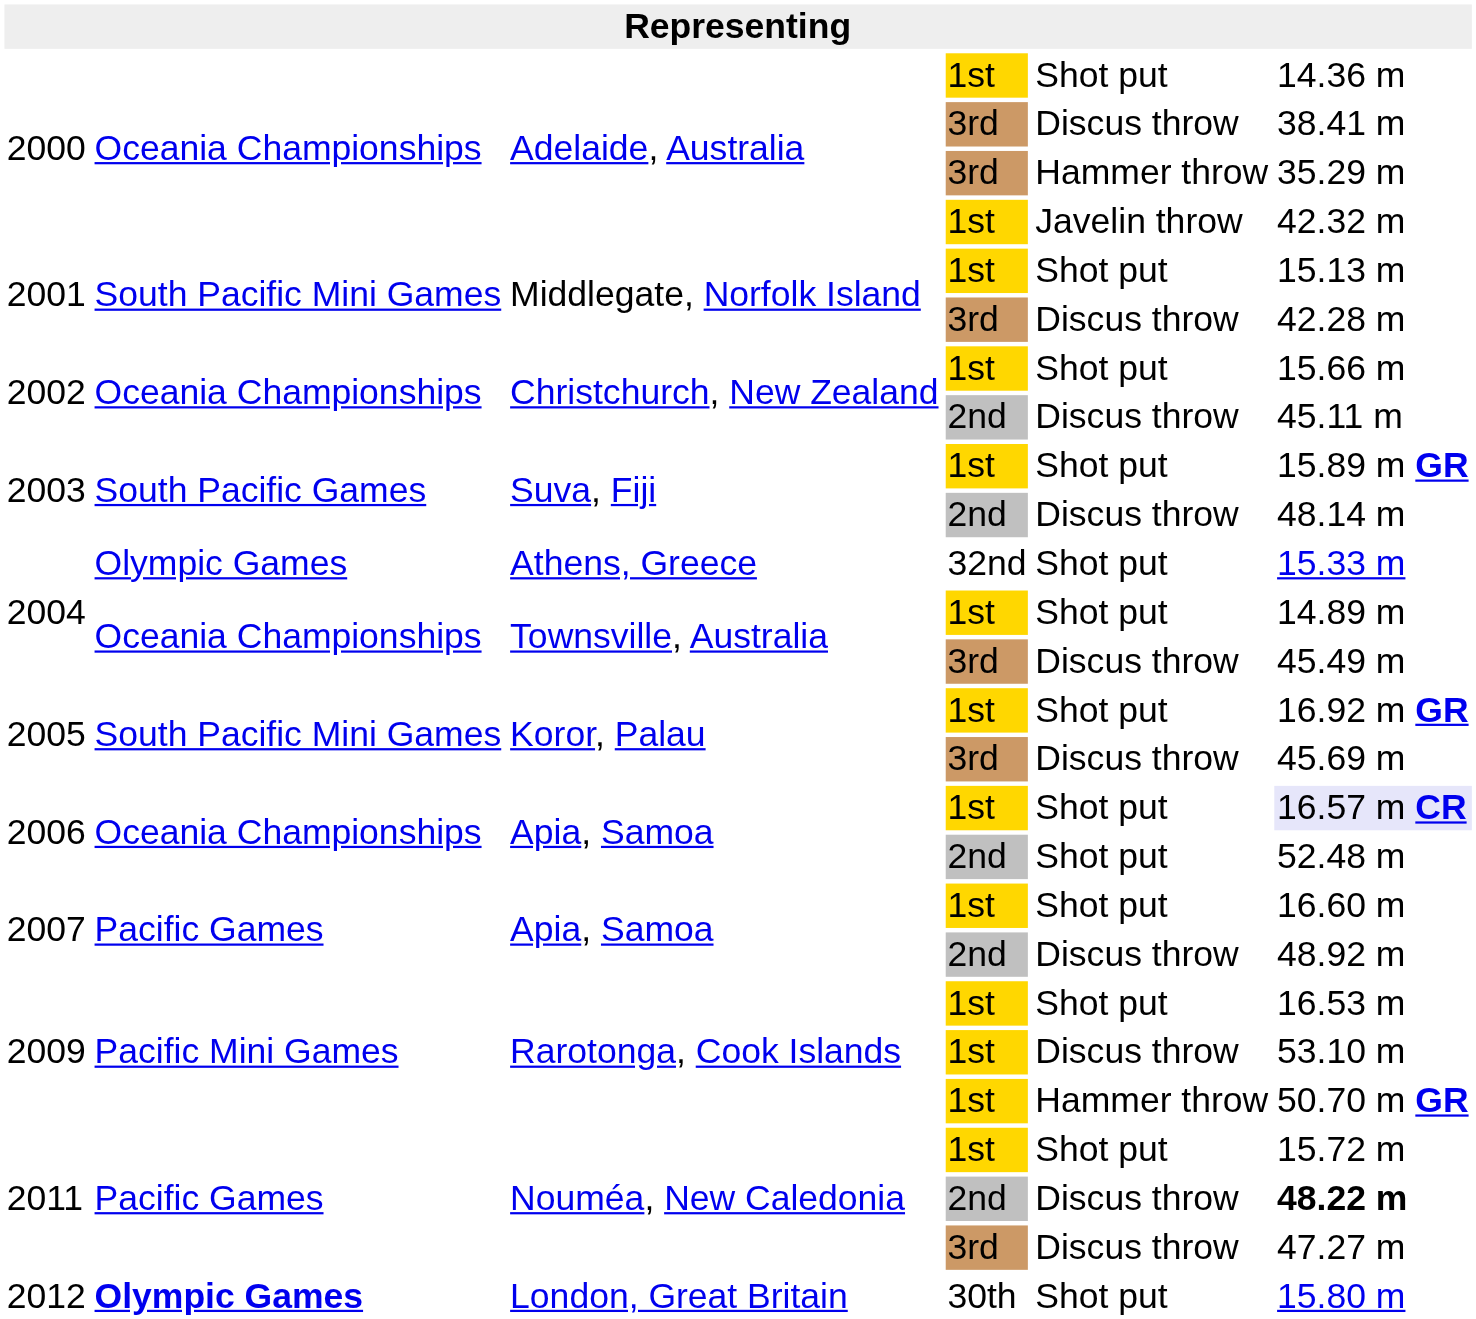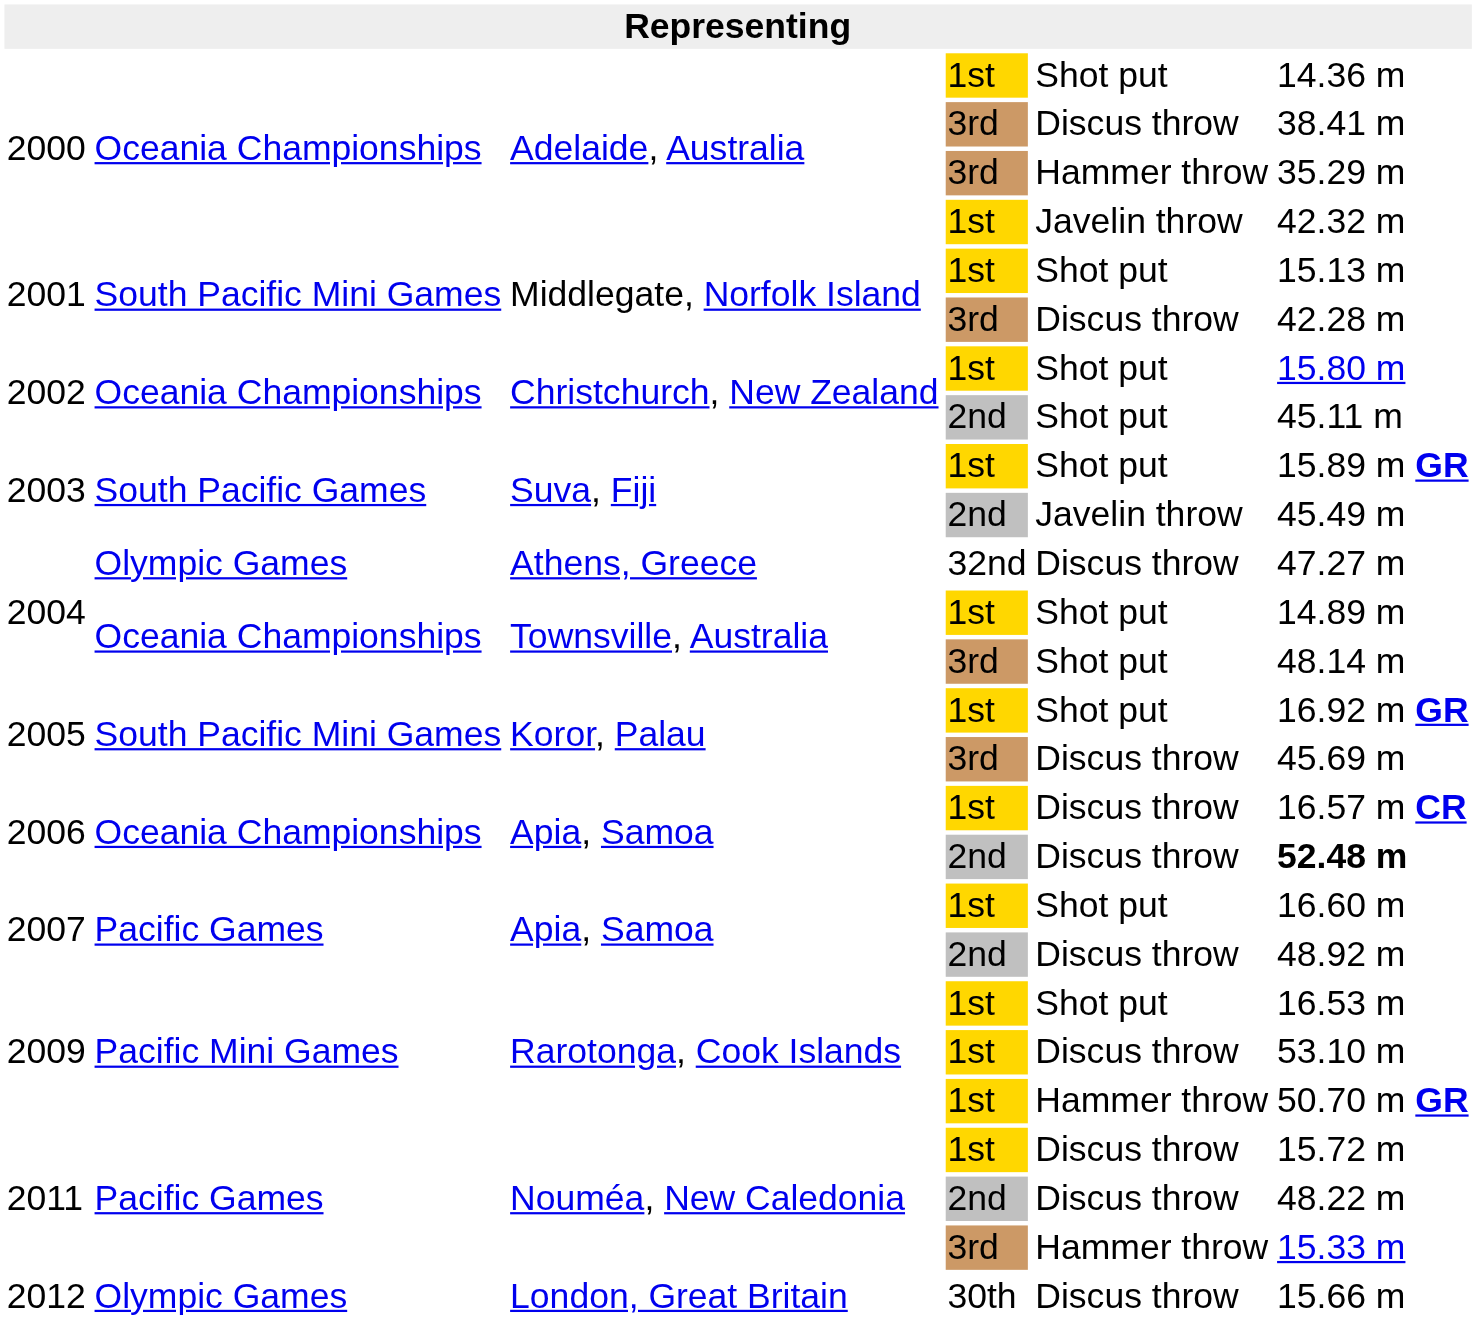(1341, 367) 15.66 m -> (1341, 367) 15.80 m
(1137, 416) Discus throw -> (1101, 416) Shot put
(1137, 514) Discus throw -> (1139, 514) Javelin throw
(1341, 514) 48.14 m -> (1341, 514) 45.49 m
(1101, 563) Shot put -> (1137, 563) Discus throw
(1341, 563) 15.33 m -> (1341, 563) 47.27 m
(1137, 660) Discus throw -> (1101, 660) Shot put
(1341, 660) 45.49 m -> (1341, 660) 48.14 m
(1101, 807) Shot put -> (1137, 807) Discus throw
(1372, 807) lavender background -> (1372, 807) no background
(1101, 856) Shot put -> (1137, 856) Discus throw
(1341, 856) normal -> (1342, 856) bold
(1101, 1149) Shot put -> (1137, 1149) Discus throw
(1342, 1198) bold -> (1341, 1198) normal
(1137, 1247) Discus throw -> (1152, 1247) Hammer throw
(1341, 1247) 47.27 m -> (1341, 1247) 15.33 m
(229, 1295) bold -> (221, 1295) normal
(1101, 1295) Shot put -> (1137, 1295) Discus throw
(1341, 1295) 15.80 m -> (1341, 1295) 15.66 m
